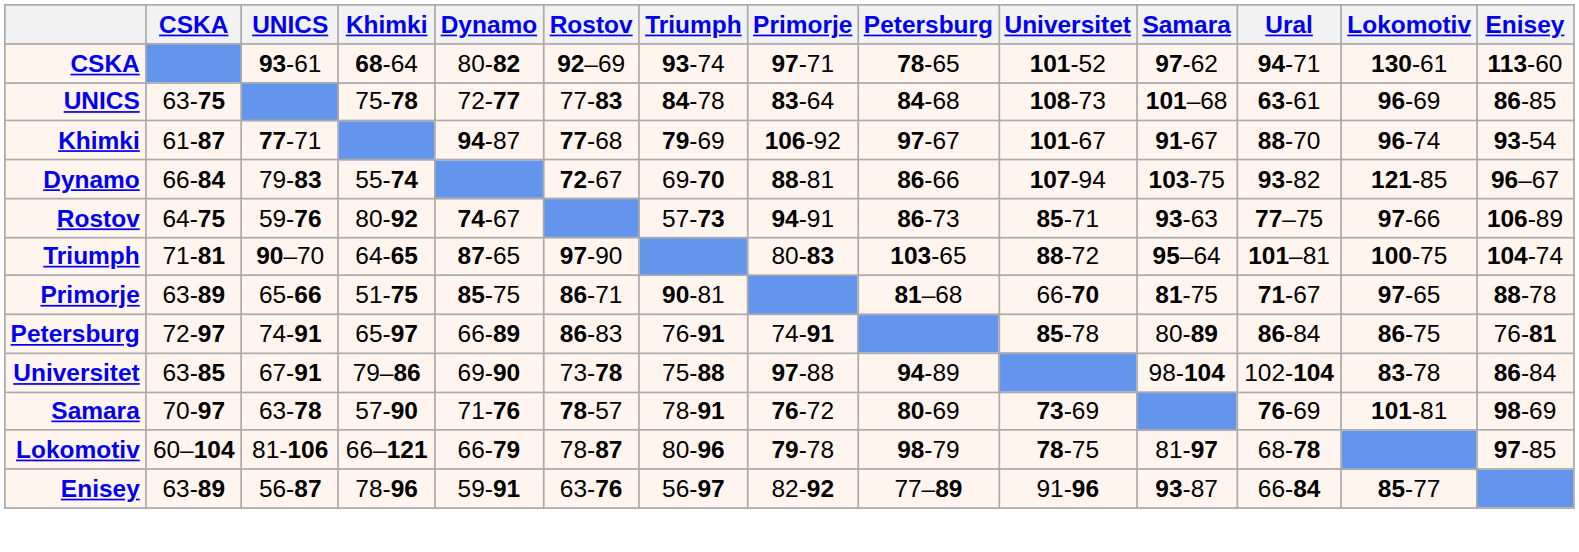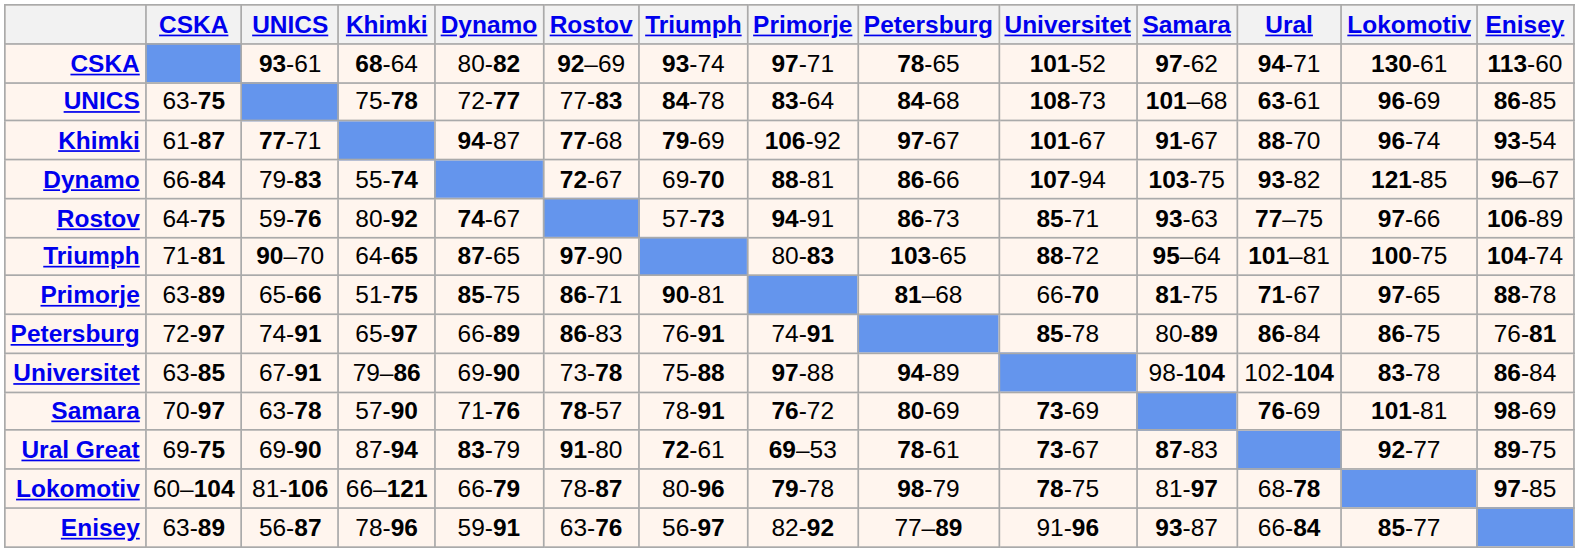+ row: (81, 450)
